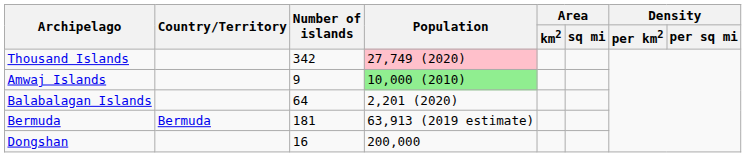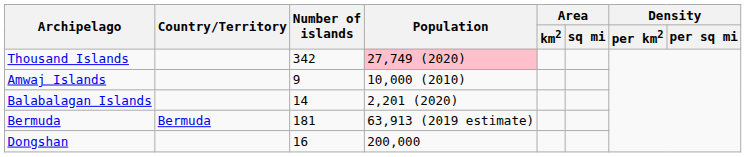(417, 80) lightgreen background -> (417, 80) no background
(300, 100) 64 -> (300, 100) 14
